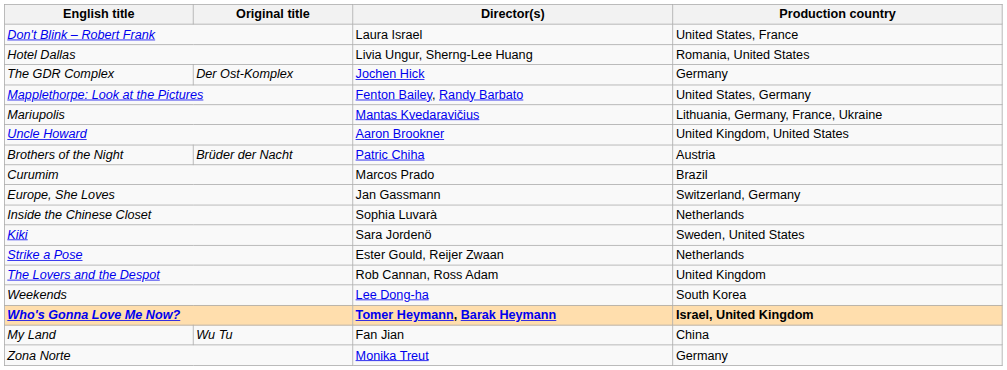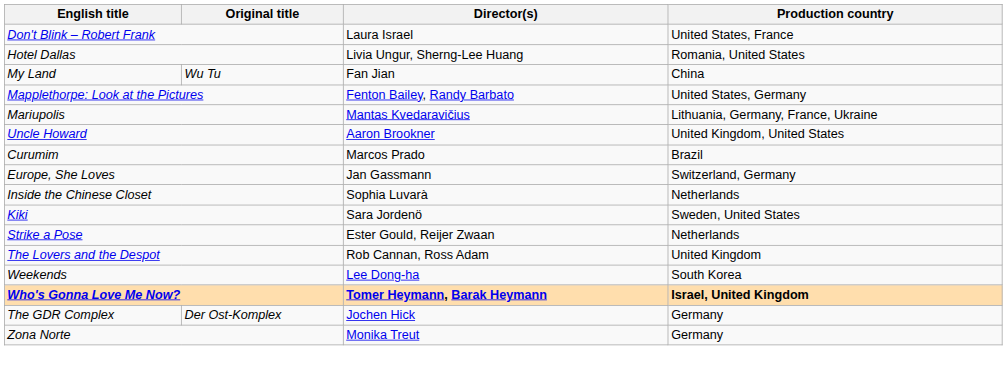rows swapped: (61, 74) <-> (32, 335)
- row: (65, 154)
